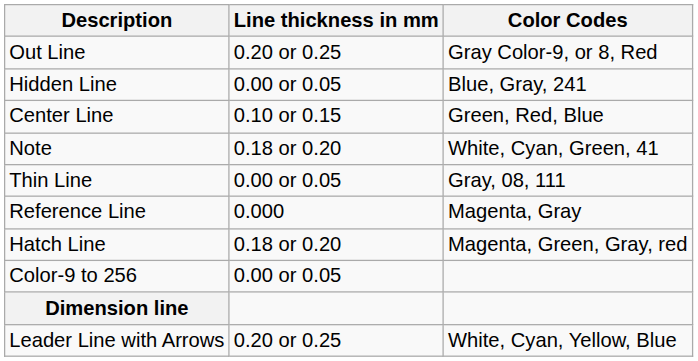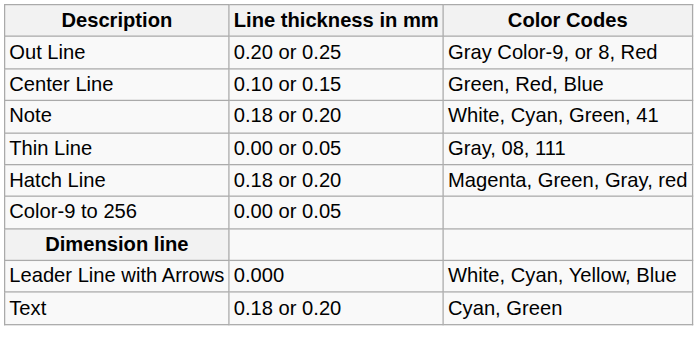- row: (63, 84)
- row: (78, 212)
(288, 340) 0.20 or 0.25 -> (259, 276) 0.000
+ row: (28, 308)
